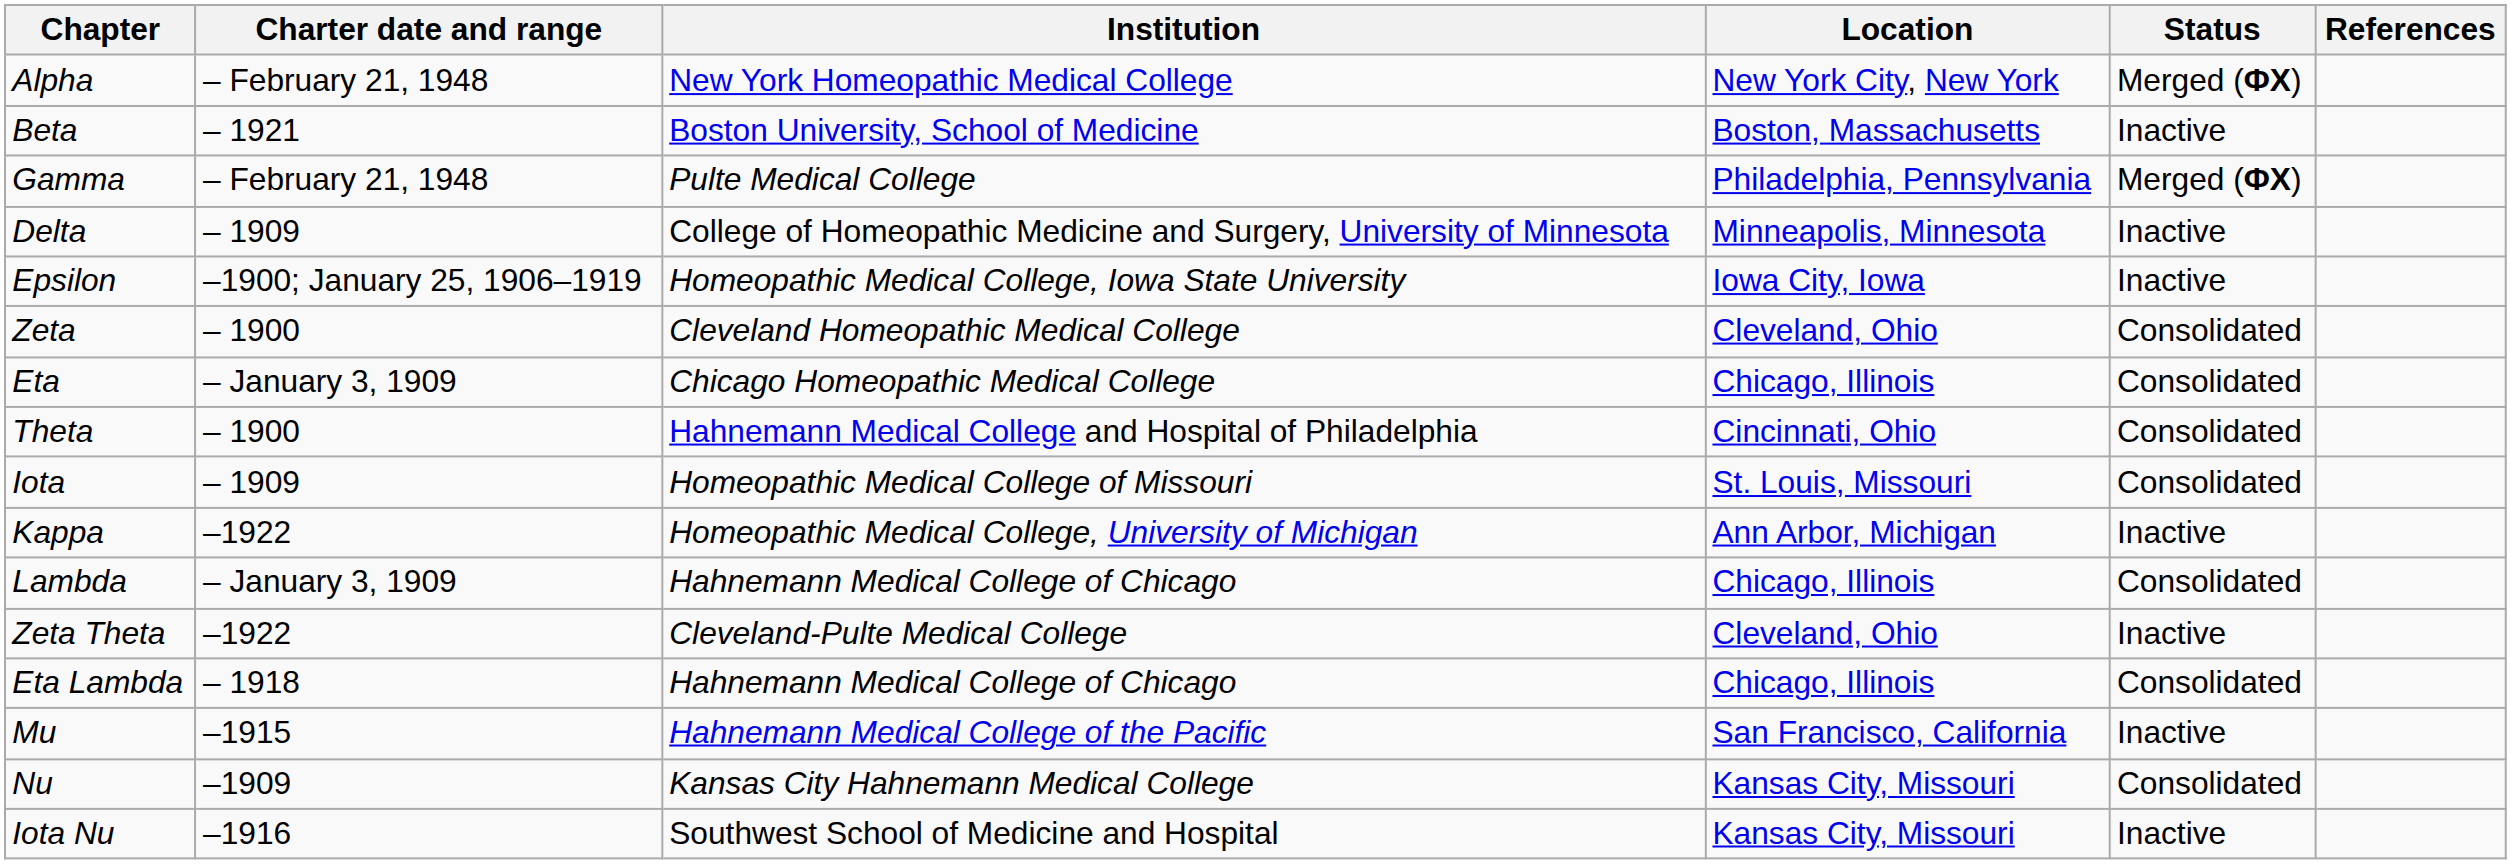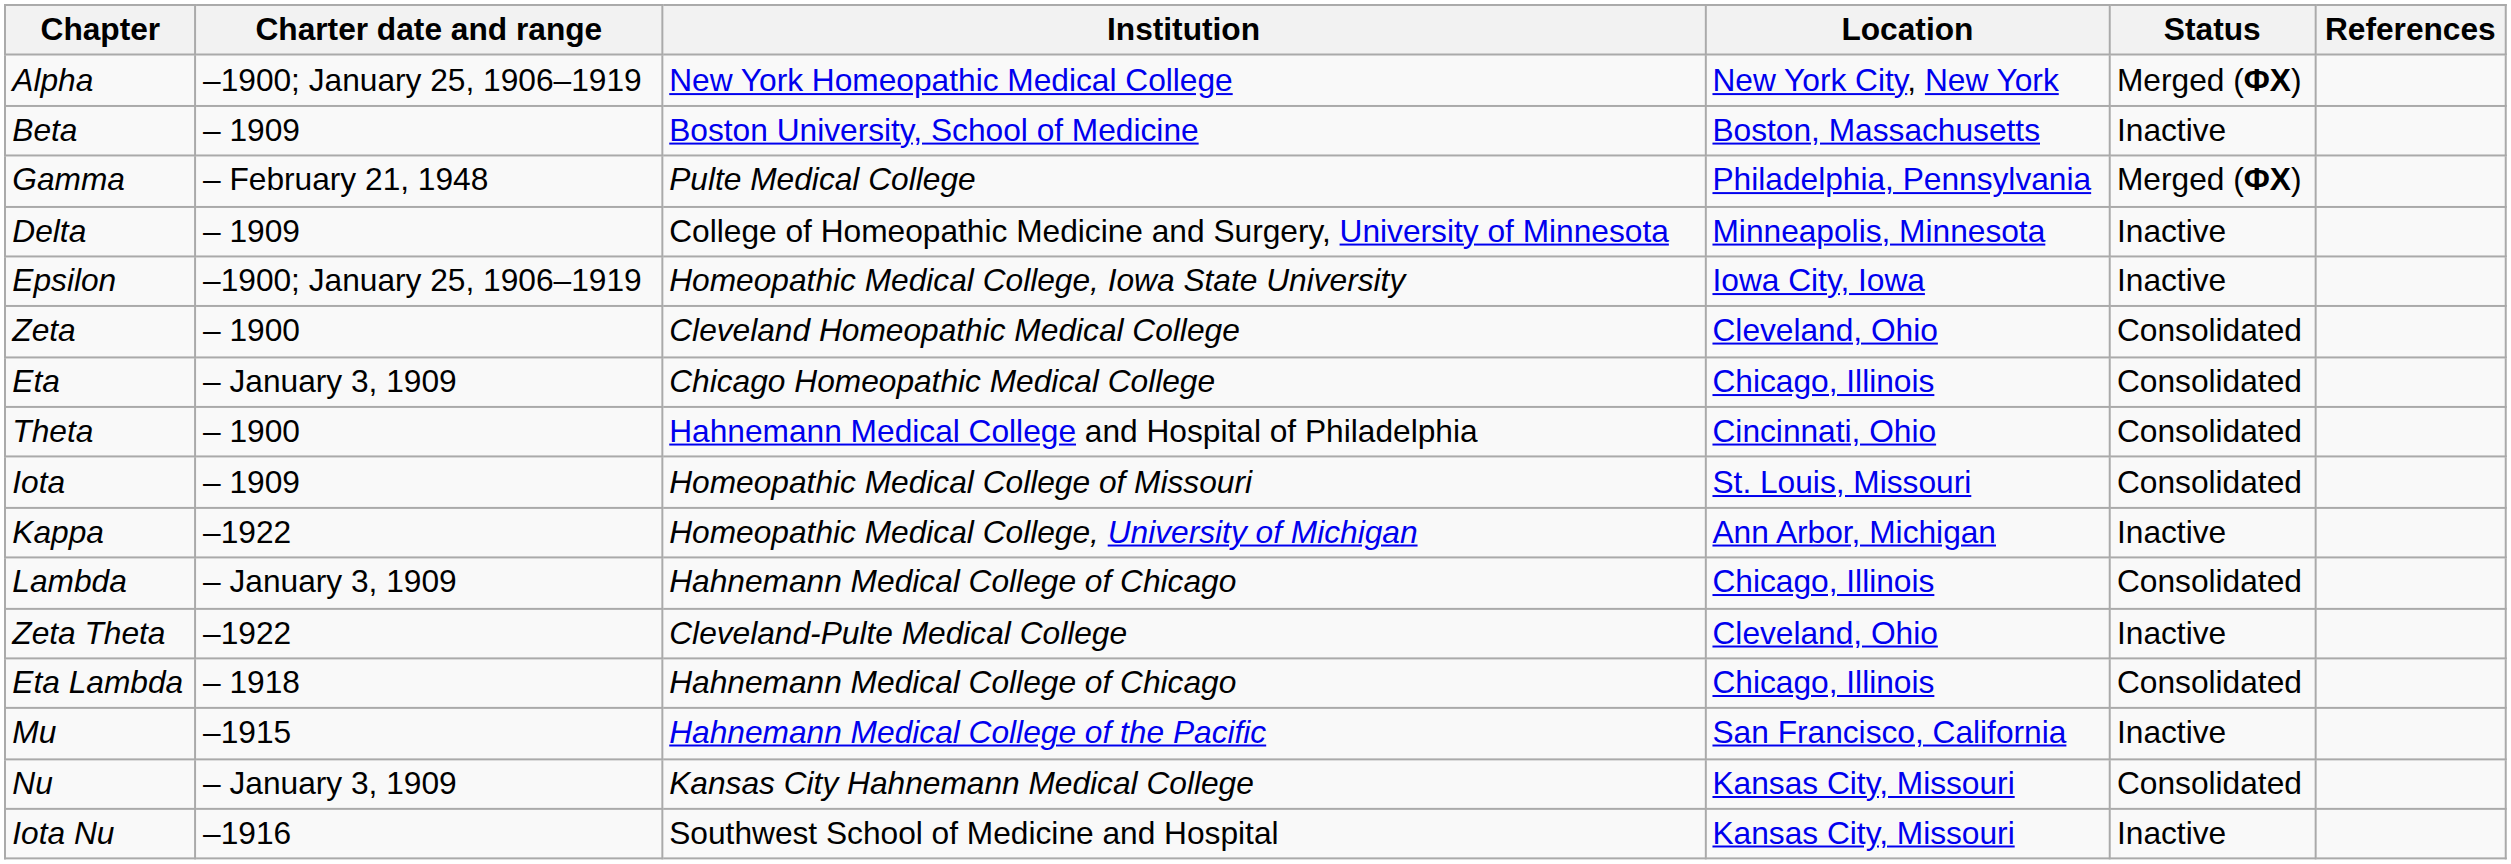(346, 79) – February 21, 1948 -> (422, 79) –1900; January 25, 1906–1919
(251, 130) – 1921 -> (251, 130) – 1909
(247, 783) –1909 -> (330, 783) – January 3, 1909
